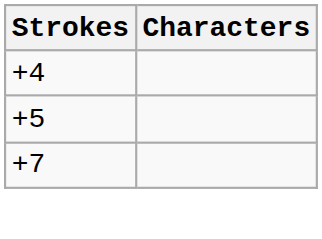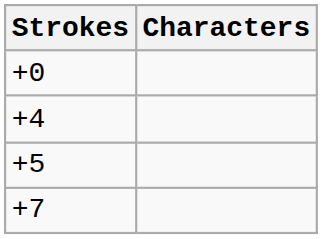+ row: (29, 73)
